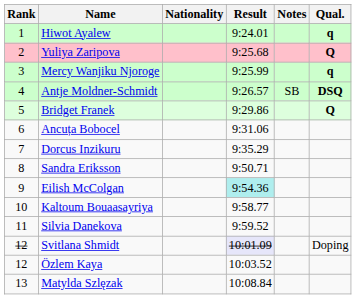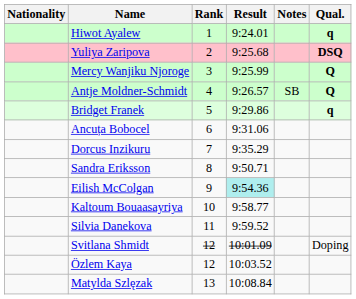columns swapped: (21, 14) <-> (194, 14)
(330, 52) Q -> (330, 52) DSQ
(330, 71) q -> (330, 71) Q
(330, 91) DSQ -> (330, 91) Q
(330, 110) Q -> (330, 110) q
(250, 245) lavender background -> (250, 245) no background
